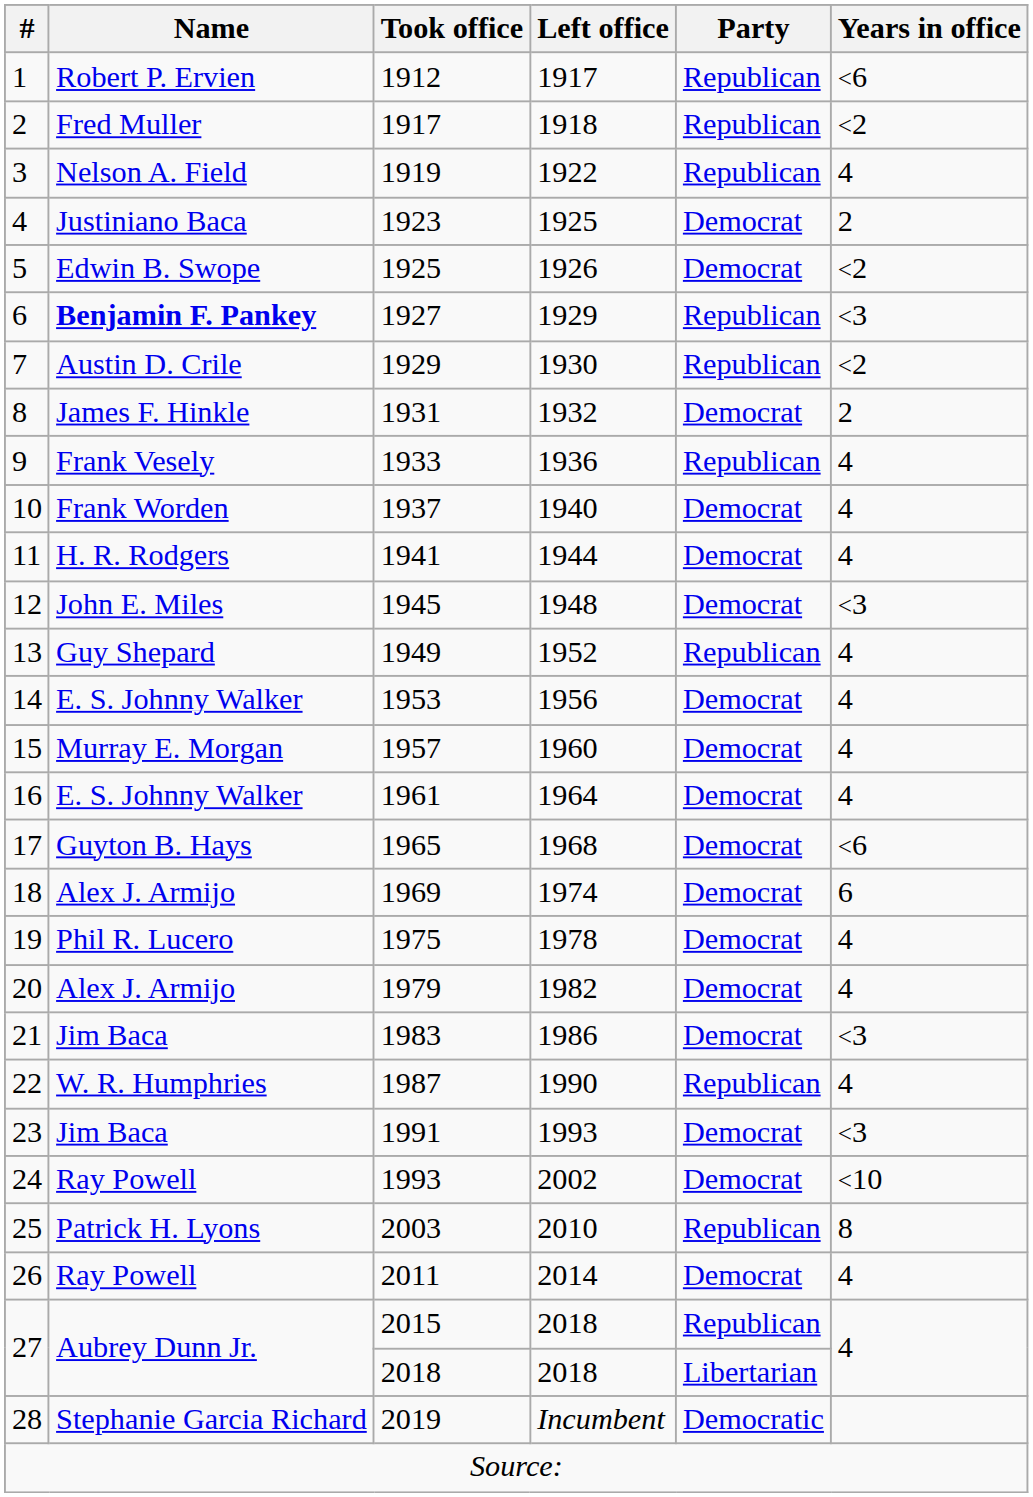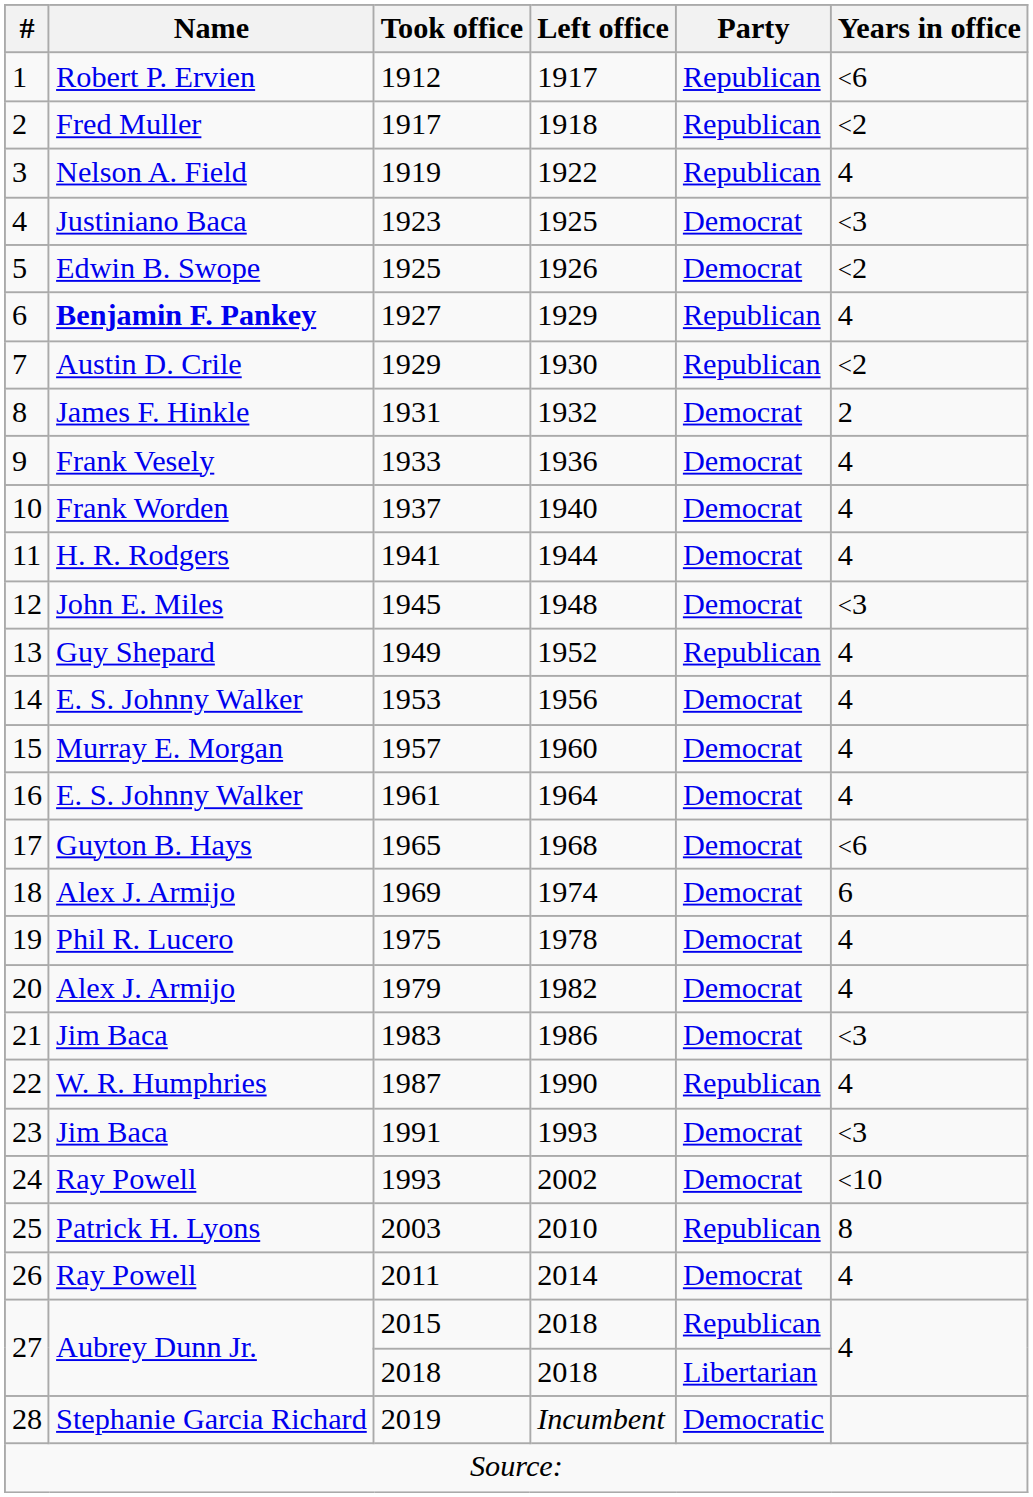(845, 220) 2 -> (853, 220) <3
(853, 316) <3 -> (845, 316) 4
(752, 460) Republican -> (743, 460) Democrat
